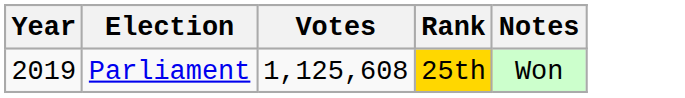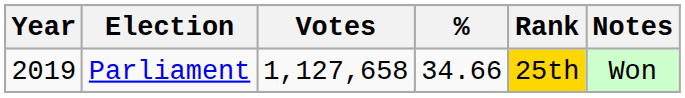+ column: (462, 27)
(336, 71) 1,125,608 -> (336, 71) 1,127,658
